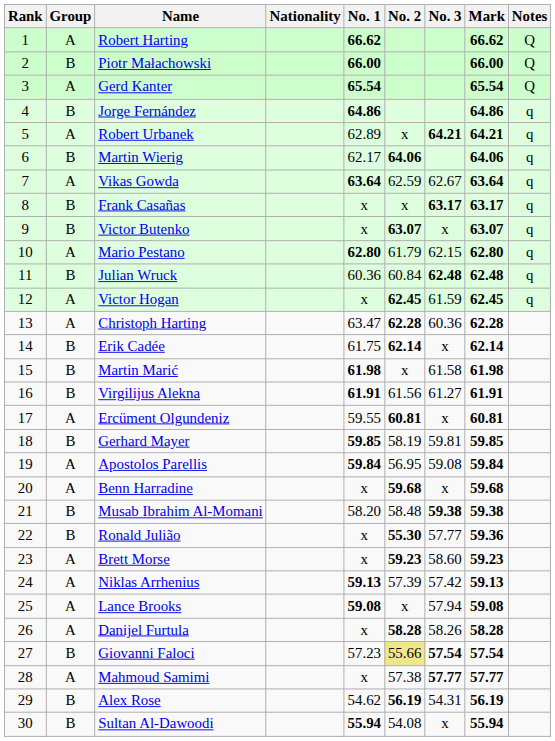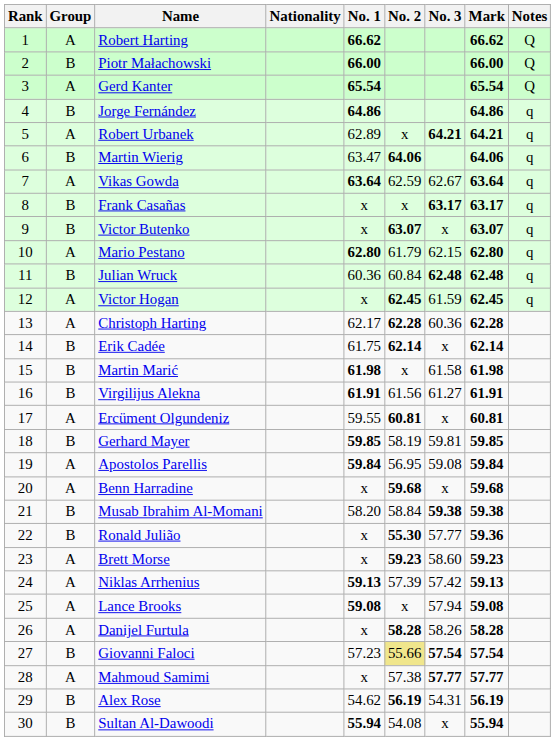(364, 157) 62.17 -> (364, 157) 63.47
(364, 323) 63.47 -> (364, 323) 62.17
(405, 511) 58.48 -> (405, 511) 58.84
